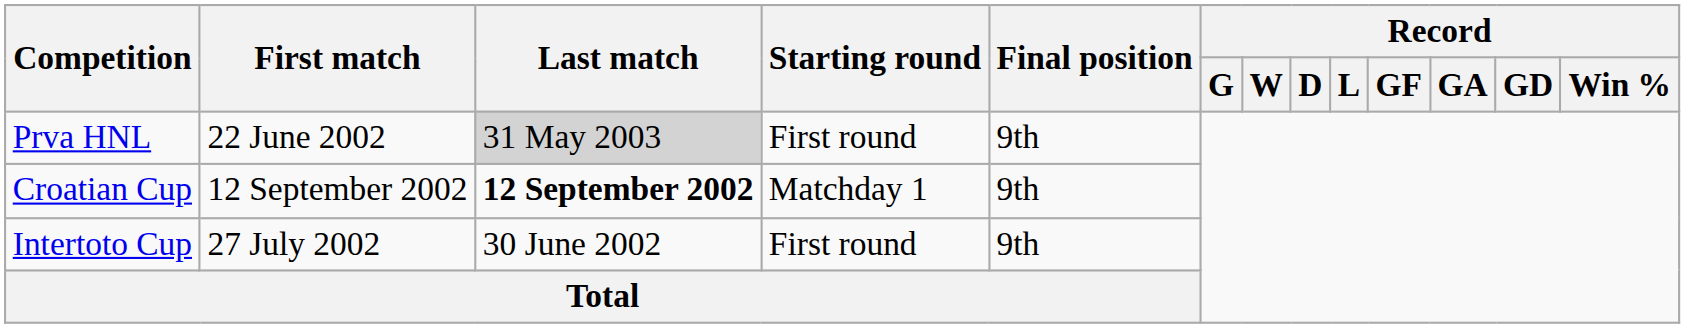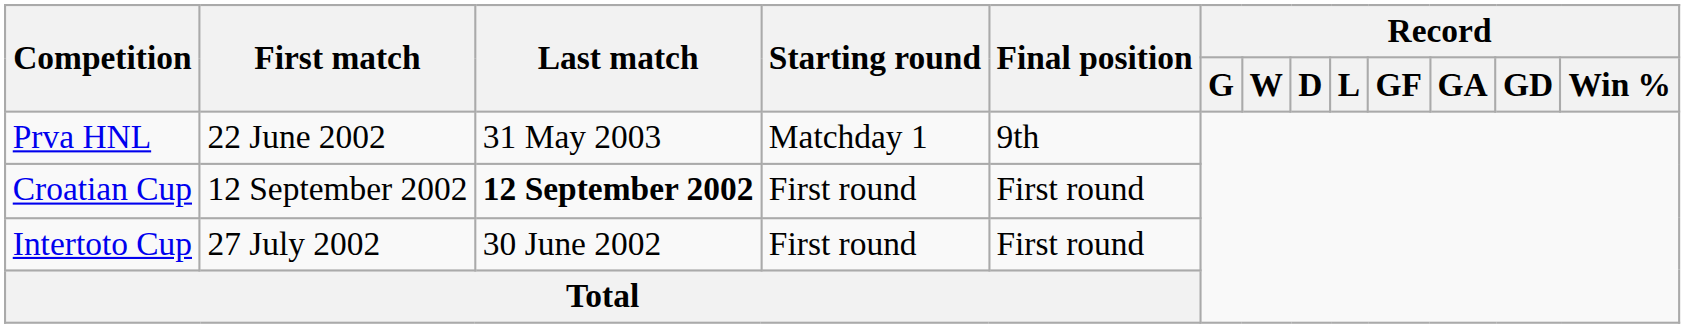(572, 137) lightgrey background -> (572, 137) no background
(843, 137) First round -> (848, 137) Matchday 1
(848, 190) Matchday 1 -> (843, 190) First round
(1018, 190) 9th -> (1070, 190) First round
(1018, 243) 9th -> (1070, 243) First round
